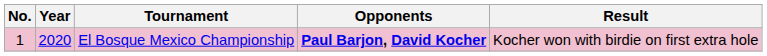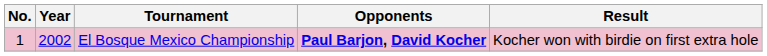(55, 40) 2020 -> (55, 40) 2002
